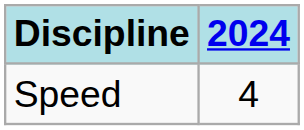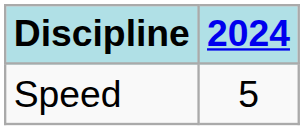(249, 93) 4 -> (249, 93) 5
